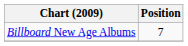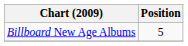(161, 31) 7 -> (161, 31) 5
